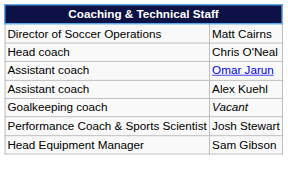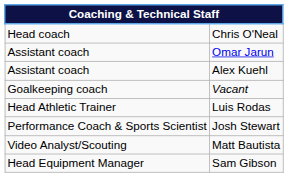- row: (242, 33)
+ row: (241, 107)
+ row: (246, 144)
